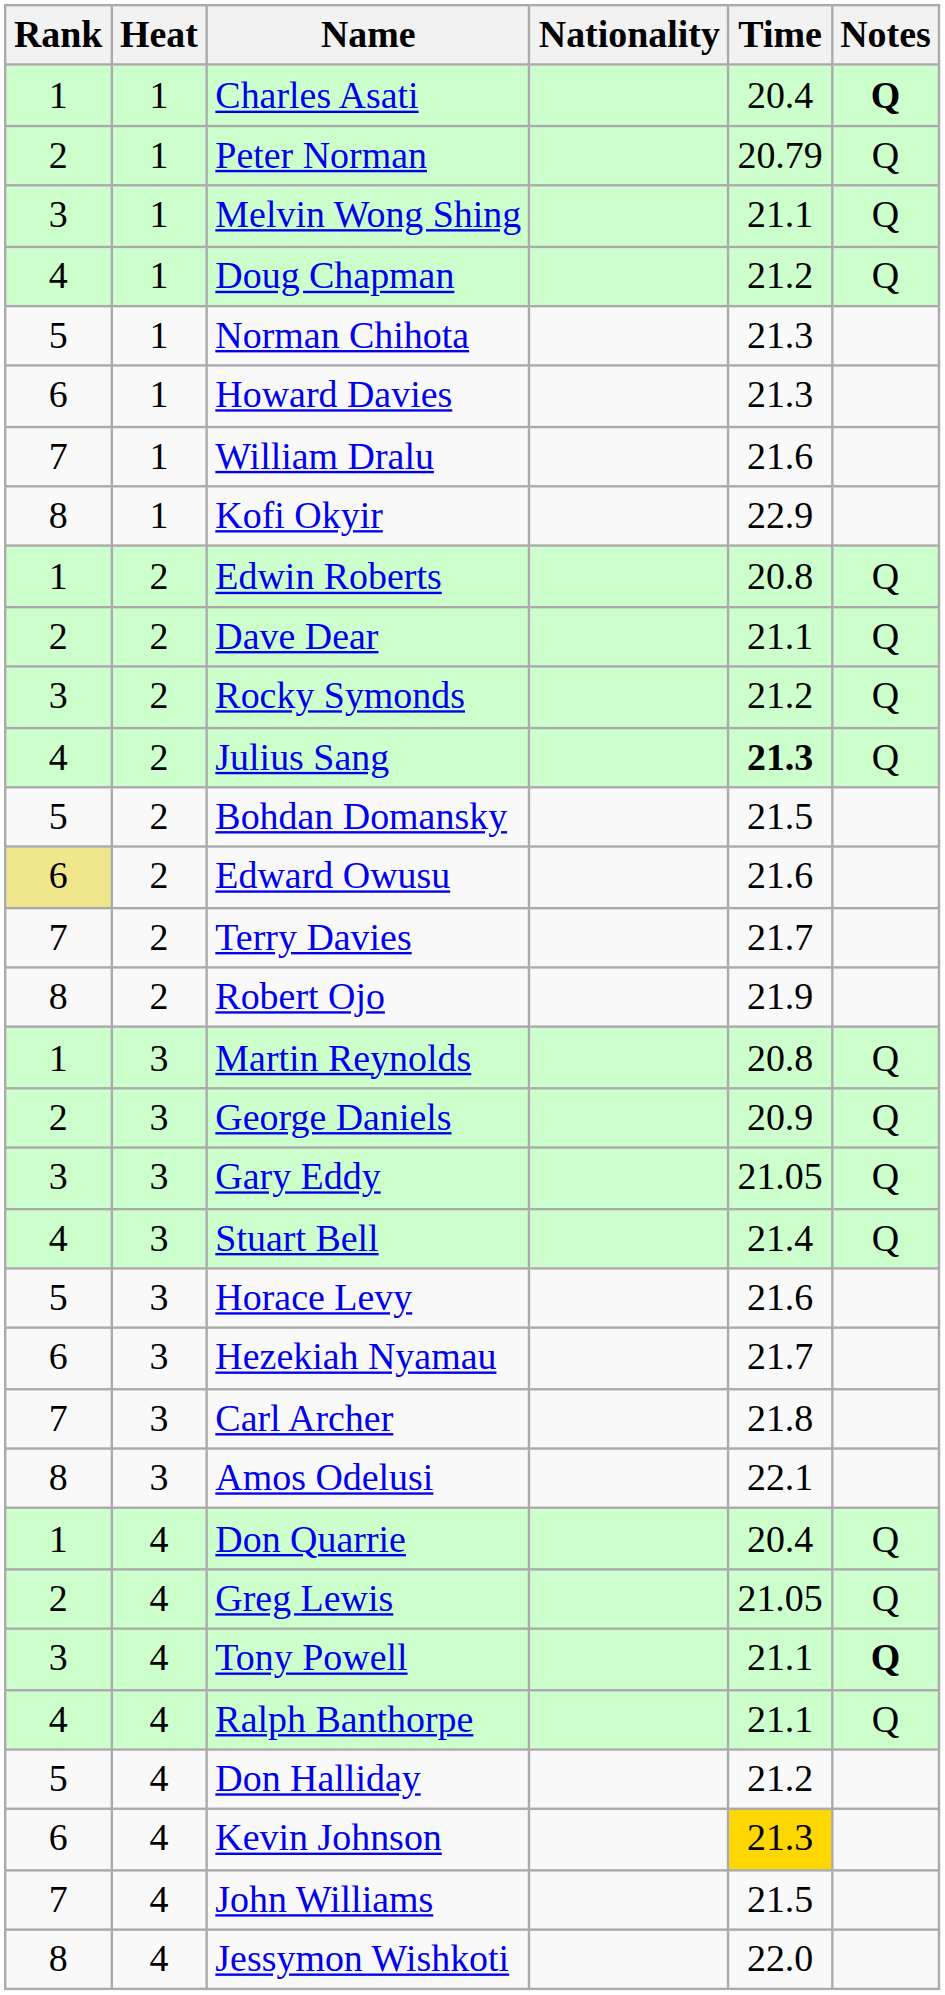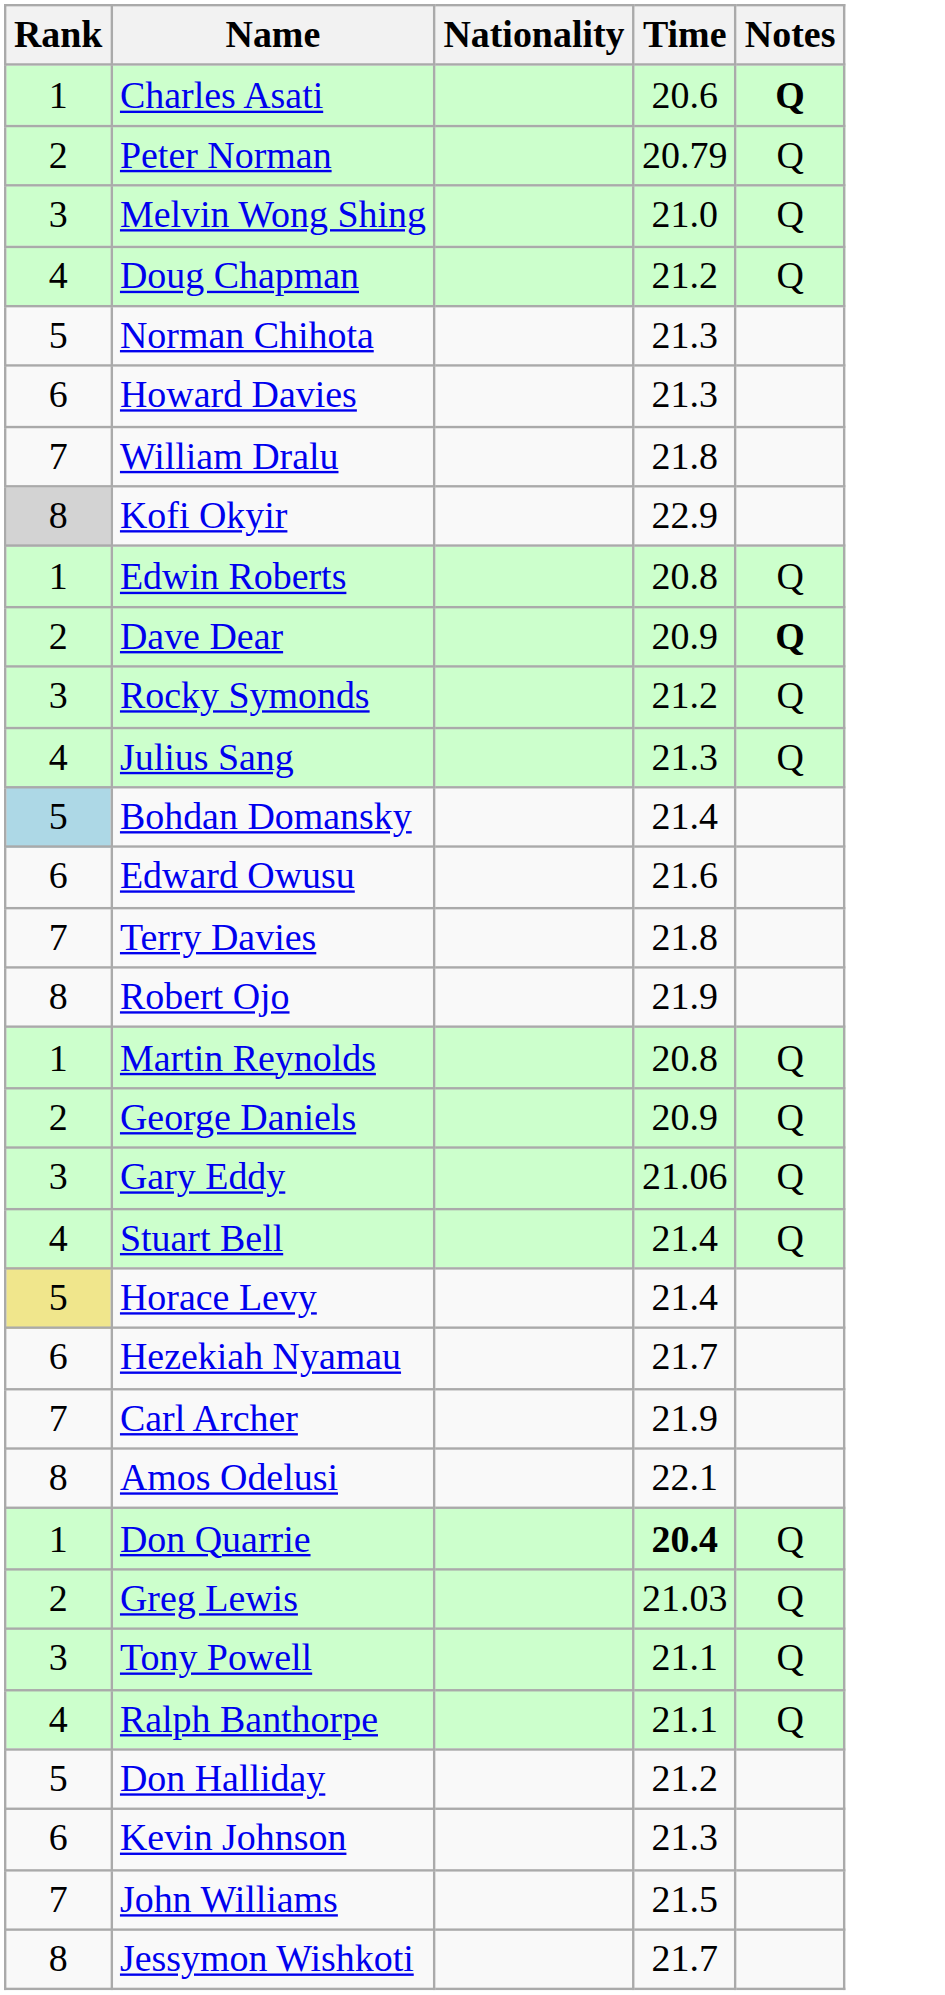- column: (159, 34)
(780, 94) 20.4 -> (685, 94) 20.6
(780, 214) 21.1 -> (685, 214) 21.0
(780, 455) 21.6 -> (685, 455) 21.8
(58, 515) no background -> (58, 515) lightgrey background
(780, 635) 21.1 -> (685, 635) 20.9
(886, 635) normal -> (790, 635) bold
(780, 756) bold -> (685, 756) normal
(58, 816) no background -> (58, 816) lightblue background
(780, 816) 21.5 -> (685, 816) 21.4
(58, 876) khaki background -> (58, 876) no background
(780, 936) 21.7 -> (685, 936) 21.8
(780, 1177) 21.05 -> (685, 1177) 21.06
(58, 1297) no background -> (58, 1297) khaki background
(780, 1297) 21.6 -> (685, 1297) 21.4
(780, 1417) 21.8 -> (685, 1417) 21.9
(780, 1538) normal -> (685, 1538) bold
(780, 1598) 21.05 -> (685, 1598) 21.03
(886, 1658) bold -> (790, 1658) normal
(780, 1838) gold background -> (685, 1838) no background
(780, 1959) 22.0 -> (685, 1959) 21.7
